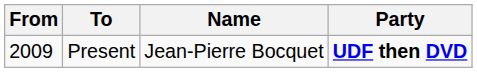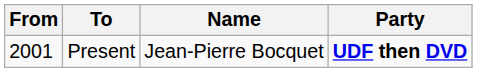(31, 51) 2009 -> (31, 51) 2001
